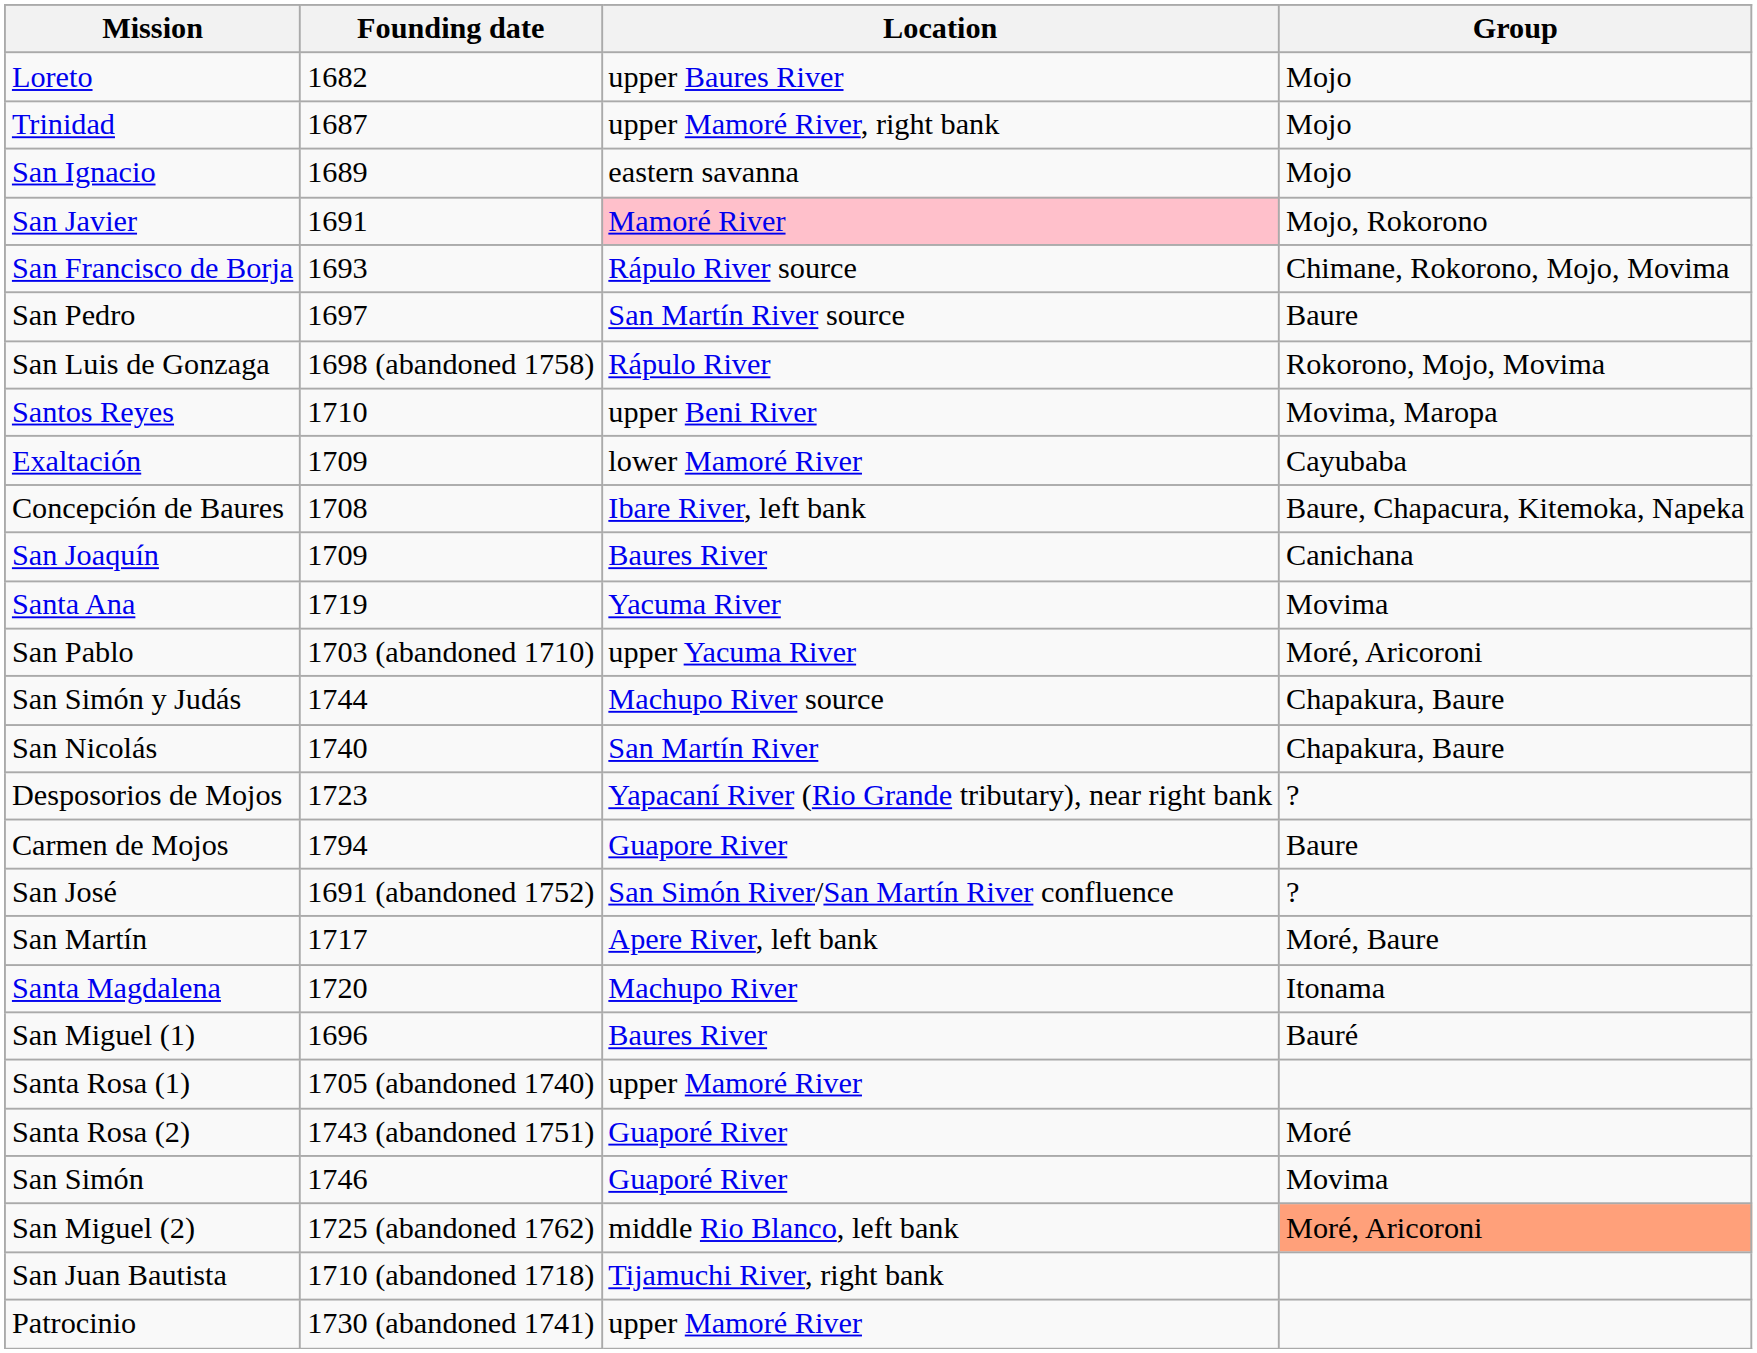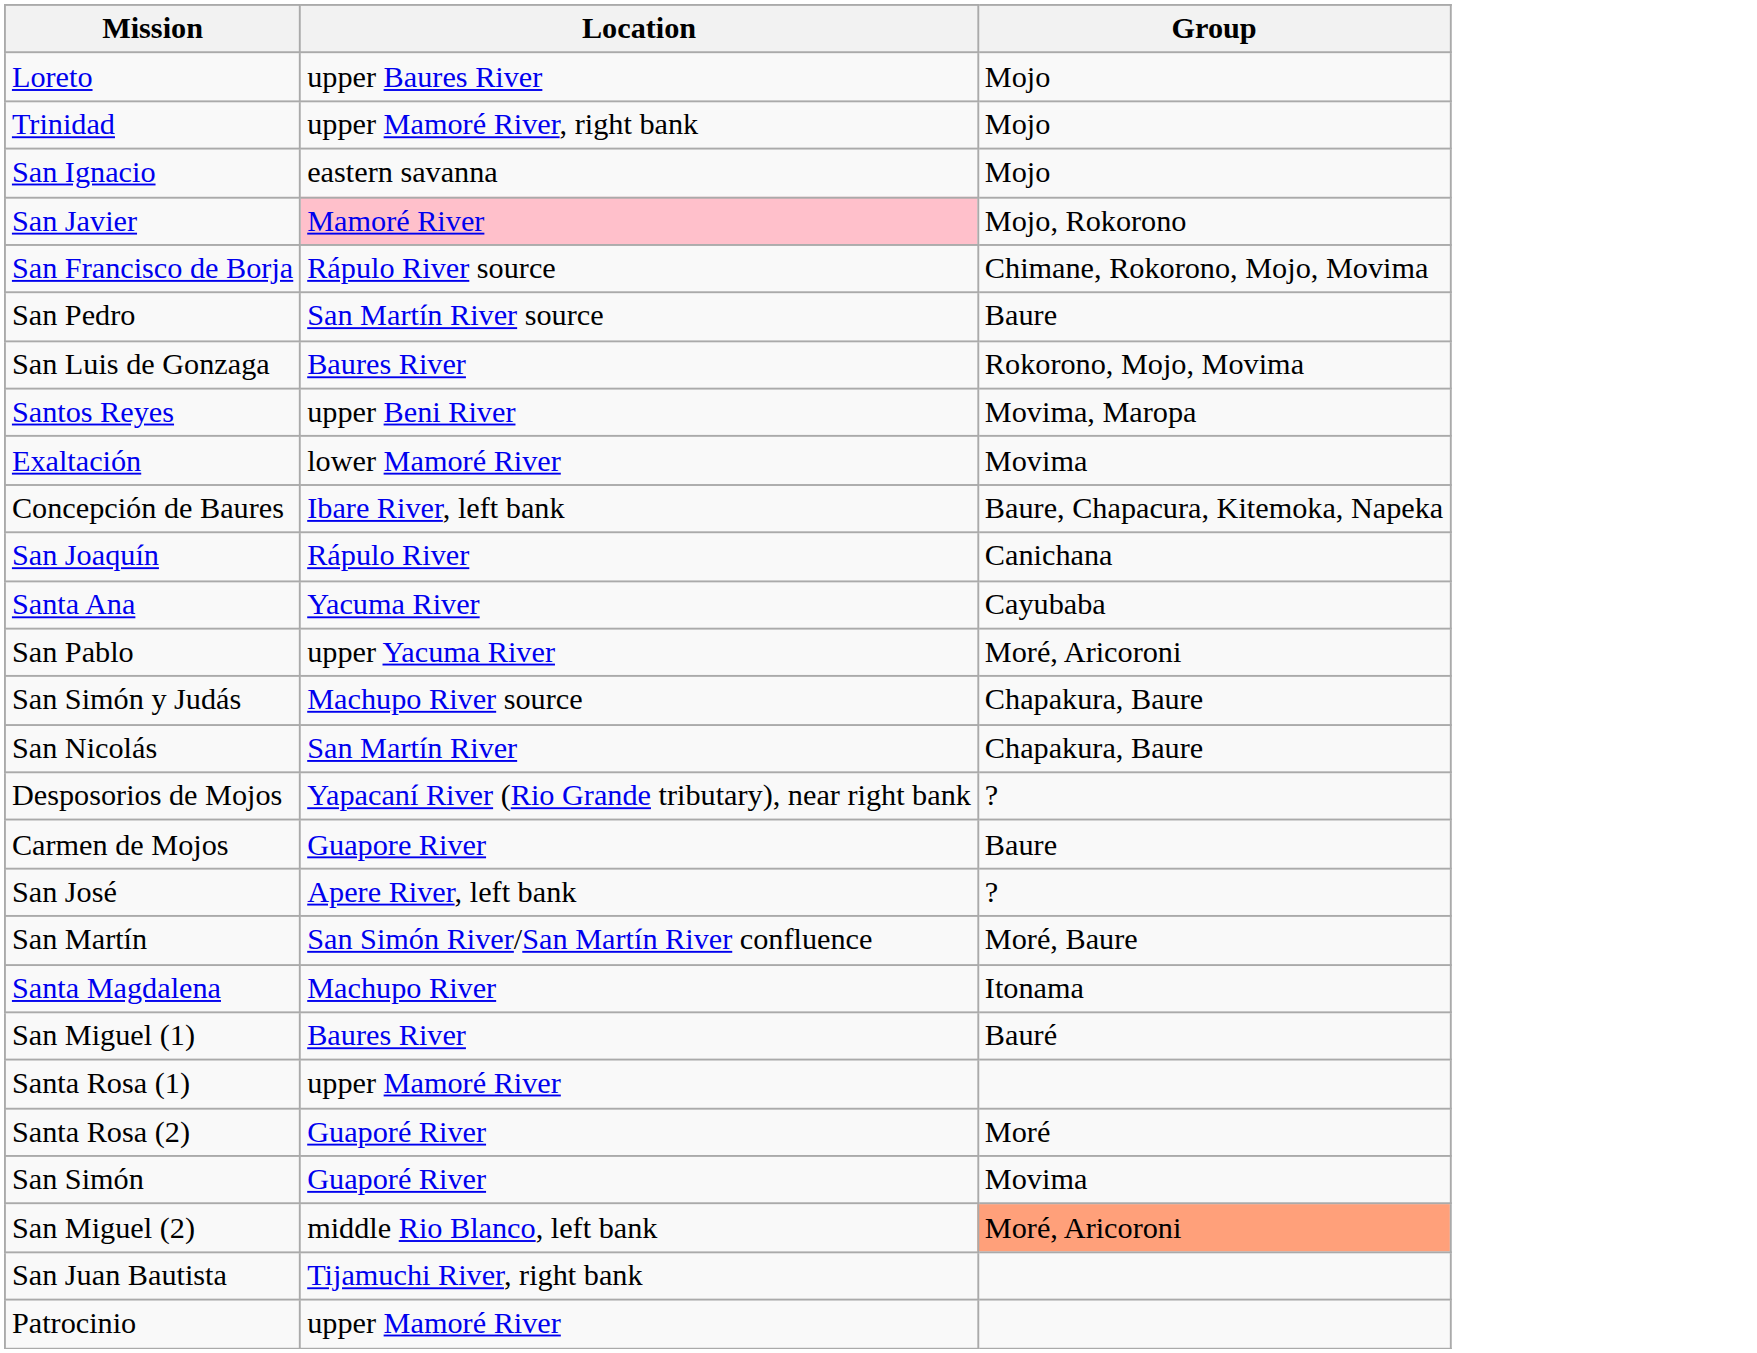- column: (451, 28)
(689, 364) Rápulo River -> (387, 364) Baures River
(1346, 460) Cayubaba -> (1036, 460) Movima
(688, 556) Baures River -> (388, 556) Rápulo River
(1337, 603) Movima -> (1045, 603) Cayubaba
(891, 891) San Simón River/San Martín River confluence -> (442, 891) Apere River, left bank
(743, 939) Apere River, left bank -> (590, 939) San Simón River/San Martín River confluence
